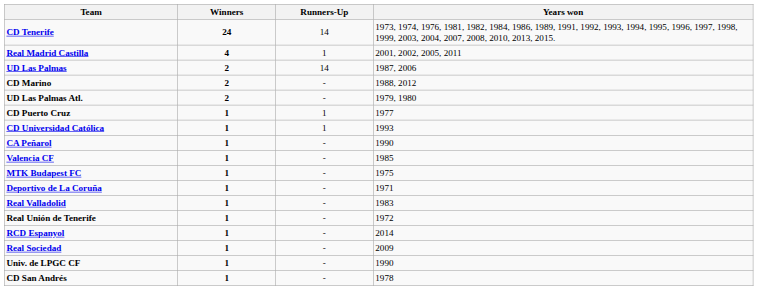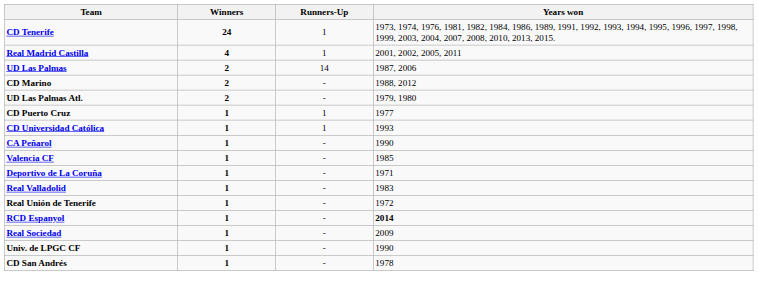(324, 32) 14 -> (324, 32) 1
- row: (44, 173)
(384, 233) normal -> (384, 218) bold
